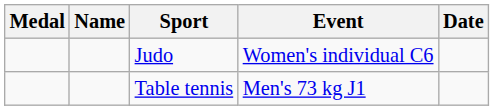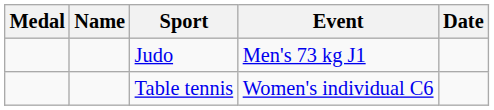(338, 55) Women's individual C6 -> (304, 55) Men's 73 kg J1
(304, 88) Men's 73 kg J1 -> (338, 88) Women's individual C6
